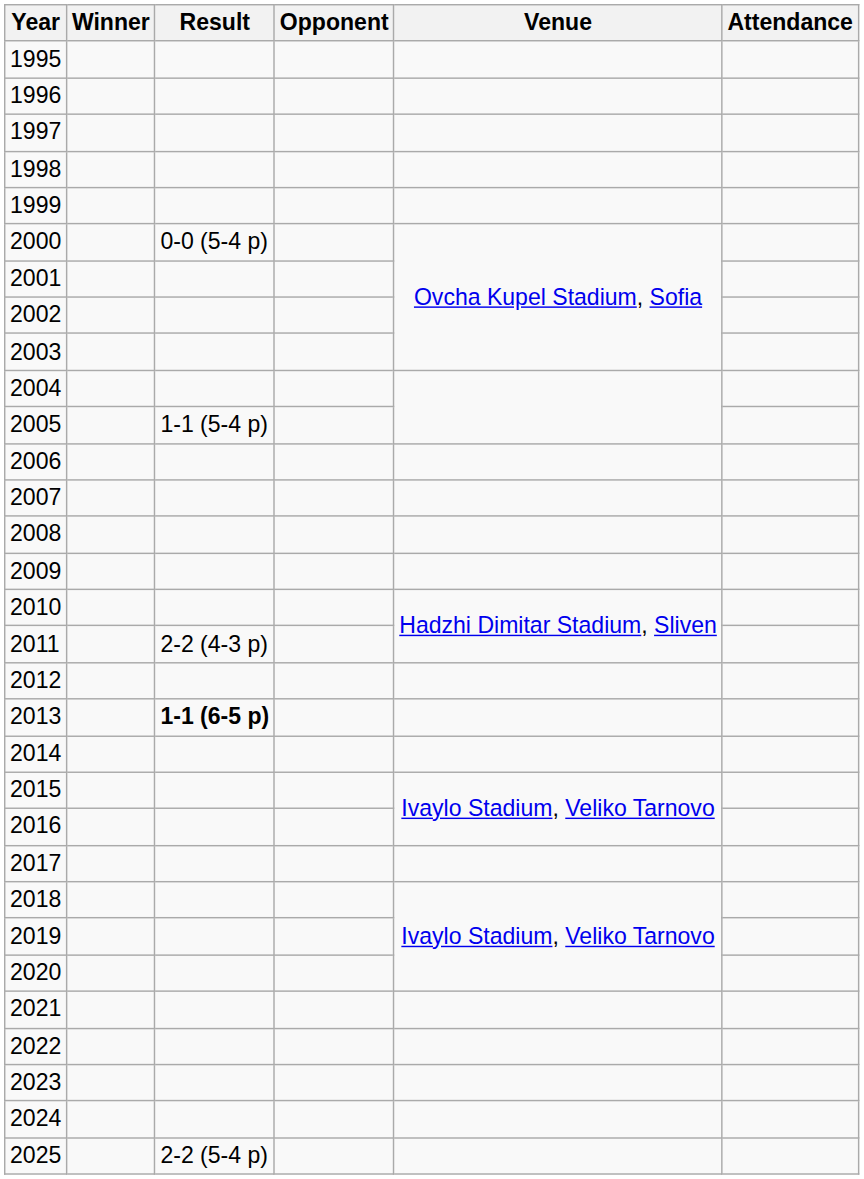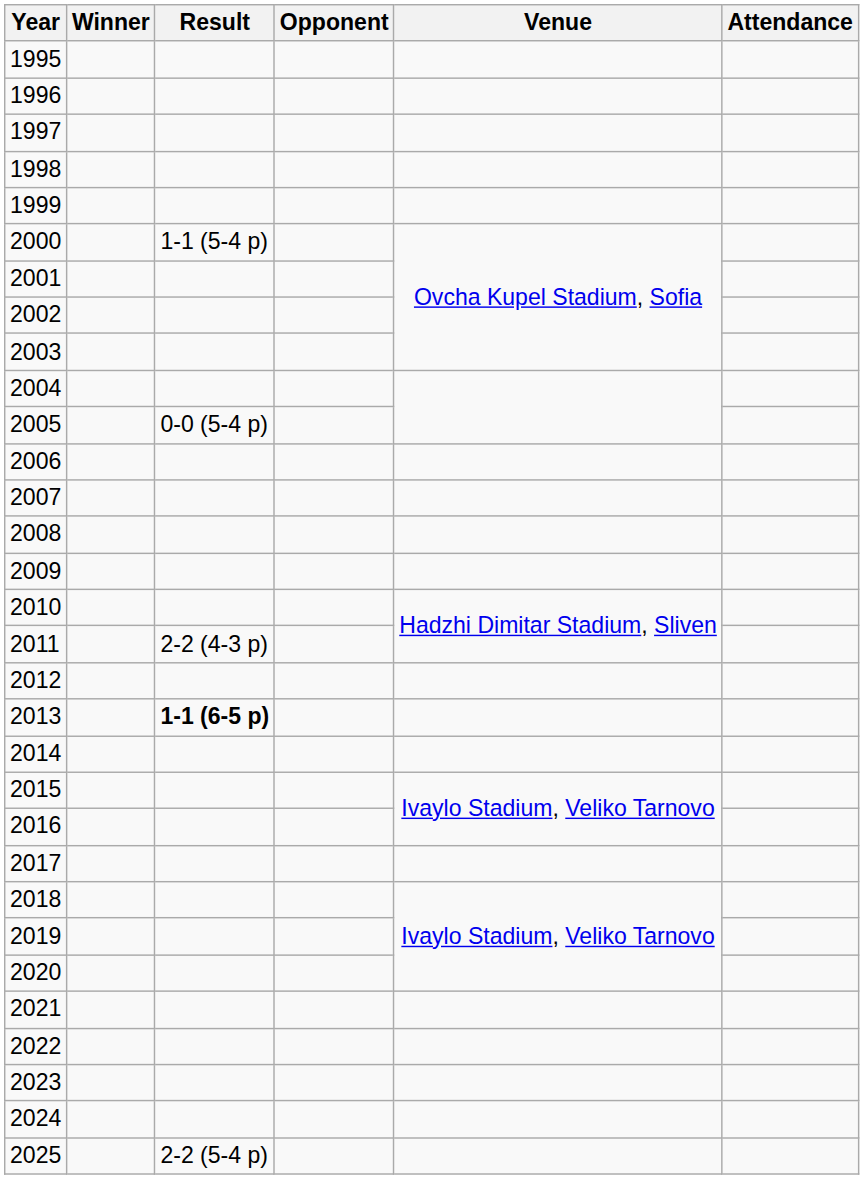(214, 242) 0-0 (5-4 p) -> (214, 242) 1-1 (5-4 p)
(214, 424) 1-1 (5-4 p) -> (214, 424) 0-0 (5-4 p)
